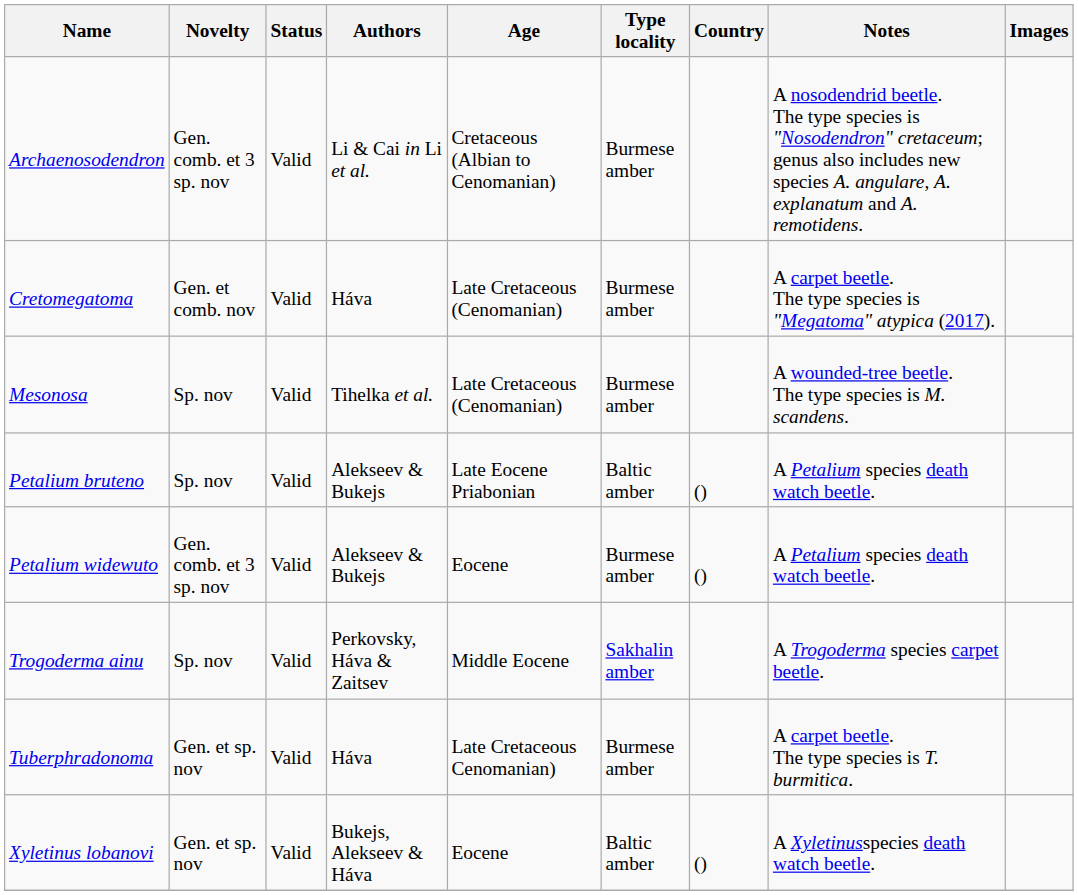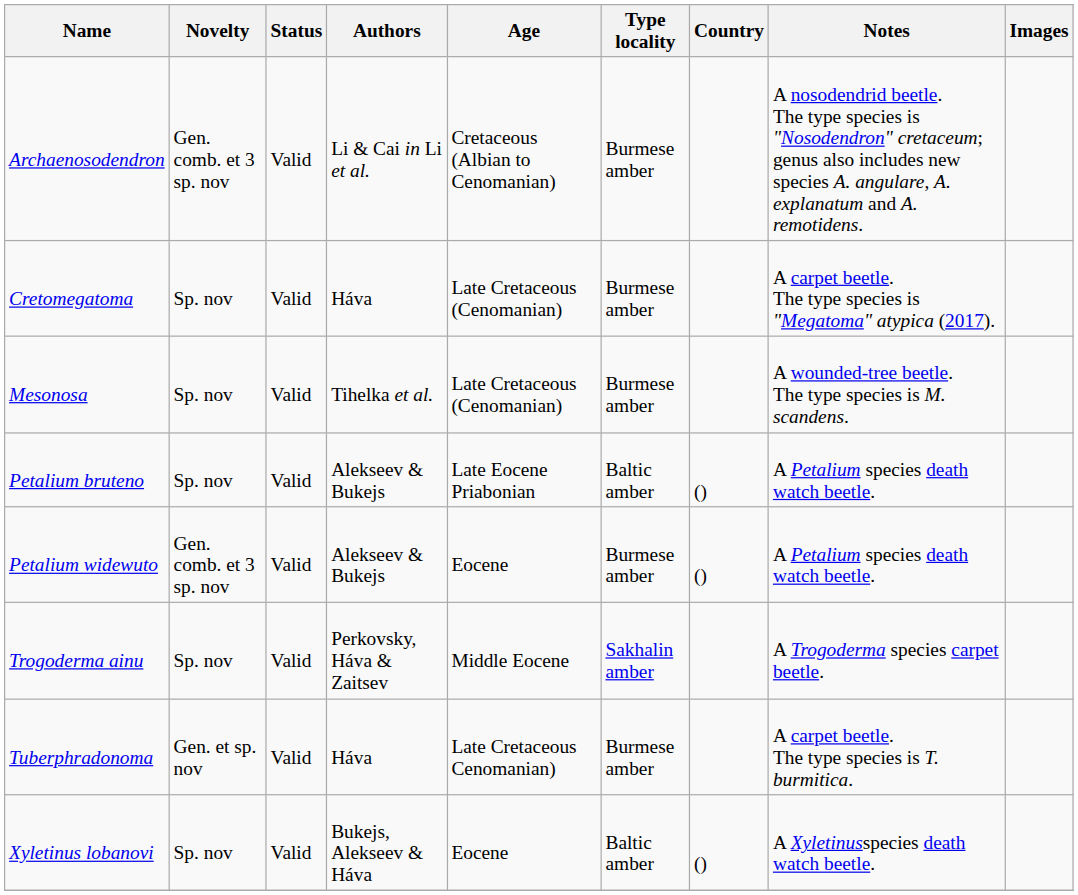(214, 299) Gen. et comb. nov -> (203, 299) Sp. nov
(215, 853) Gen. et sp. nov -> (203, 853) Sp. nov
